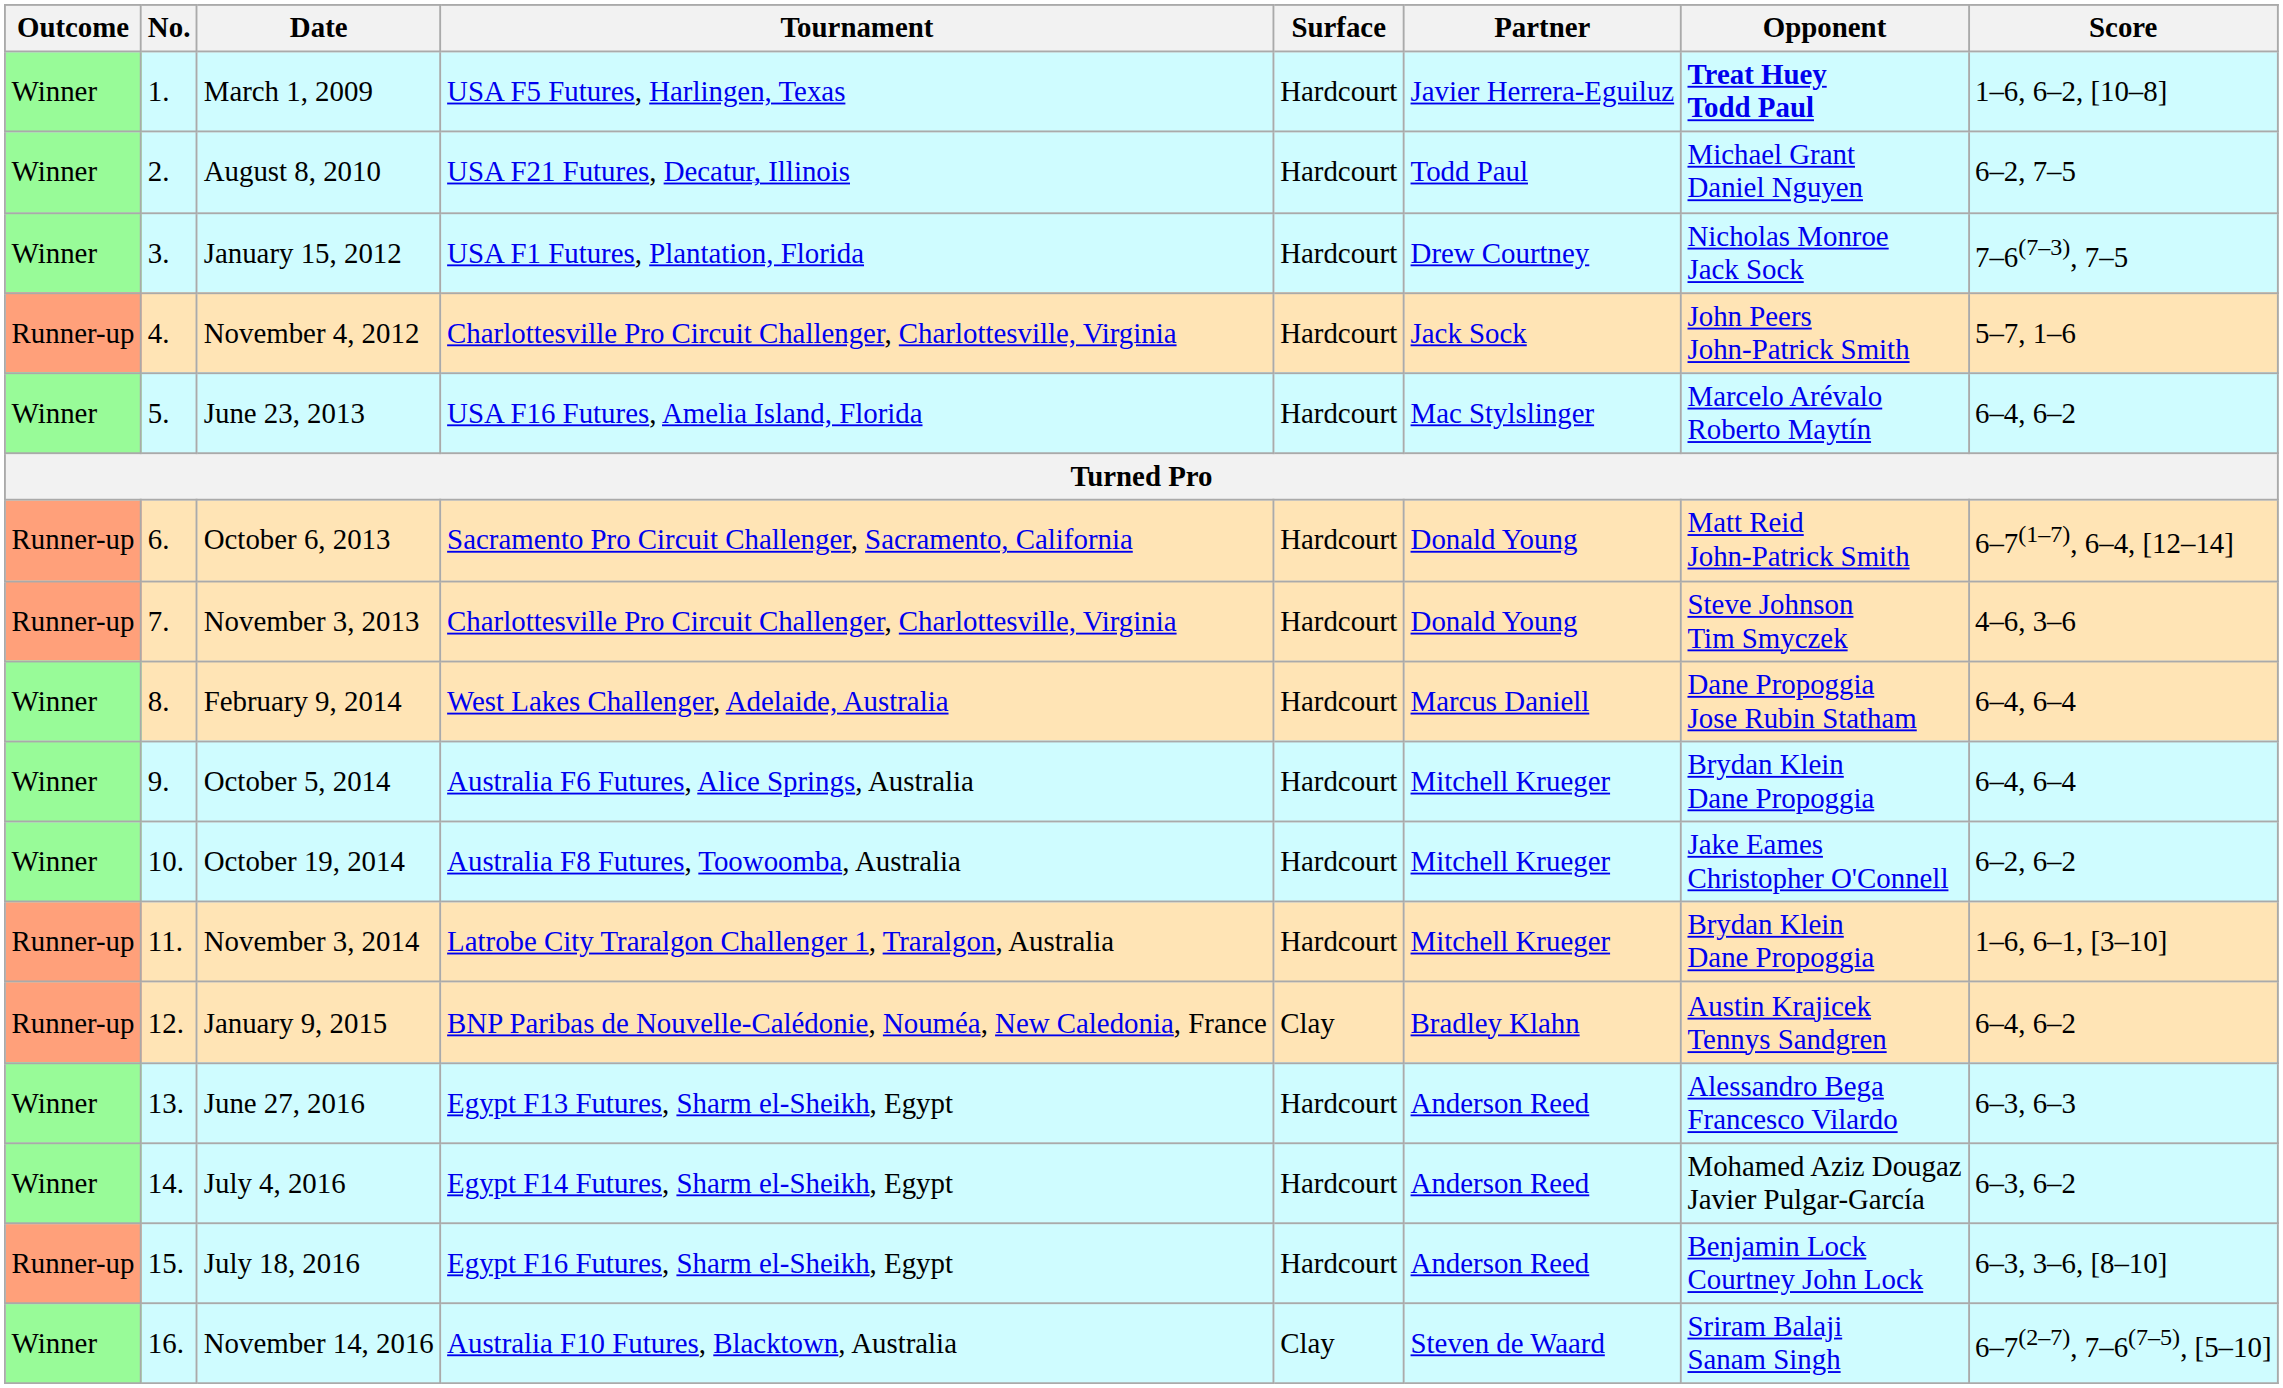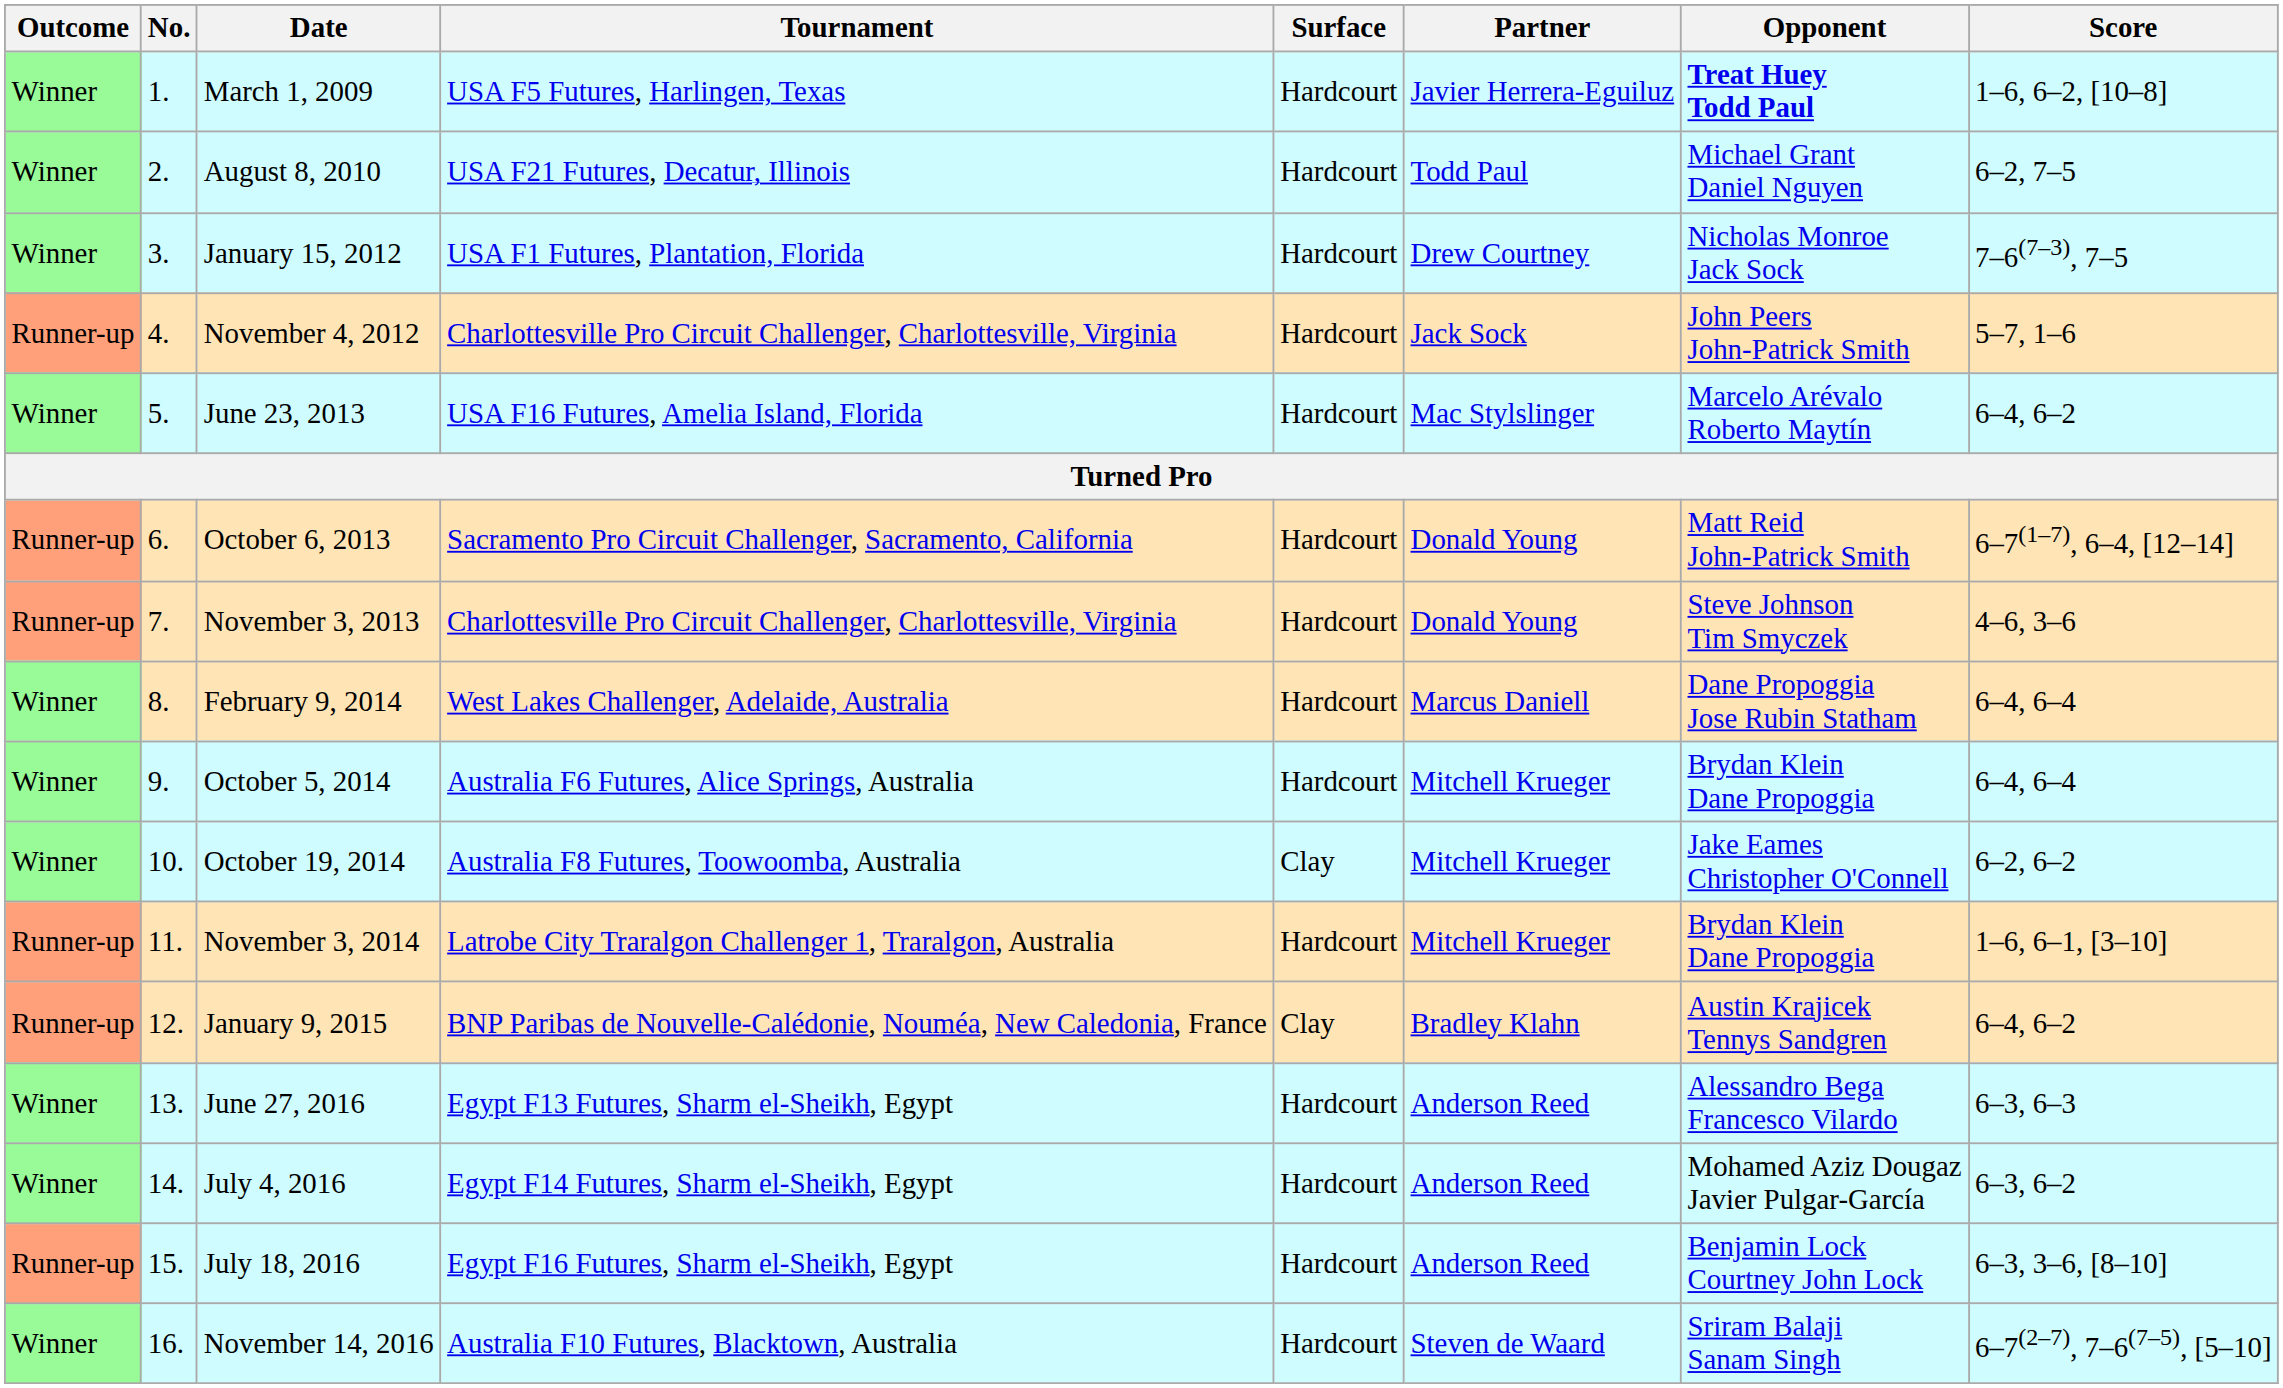(1339, 860) Hardcourt -> (1307, 860) Clay
(1307, 1342) Clay -> (1339, 1342) Hardcourt
